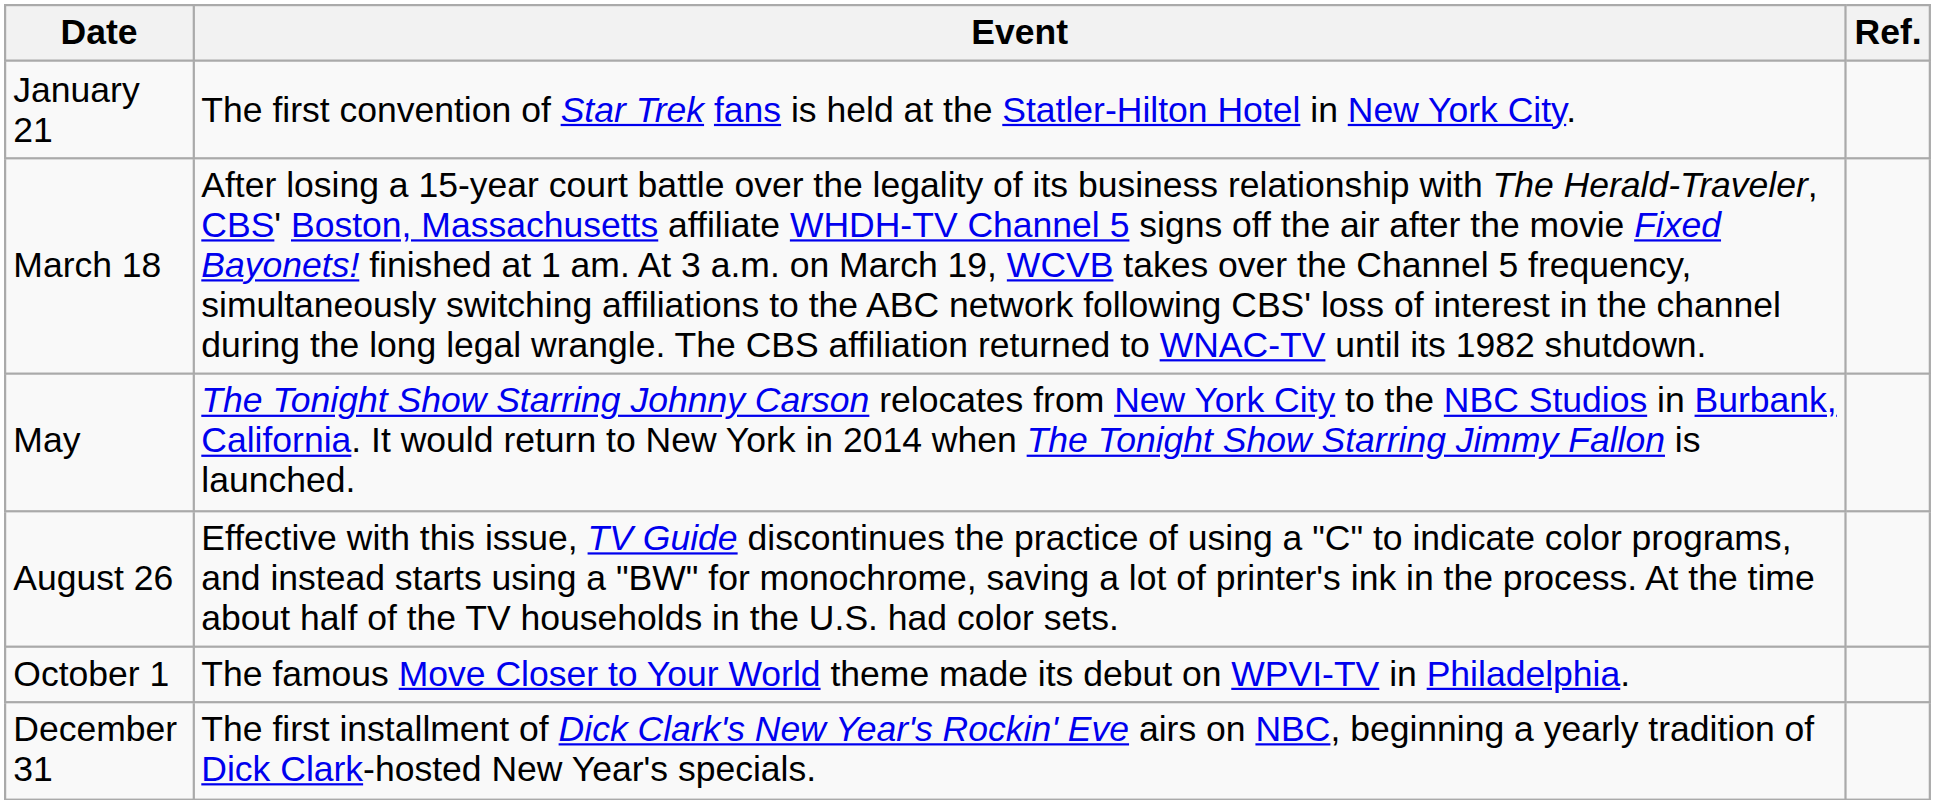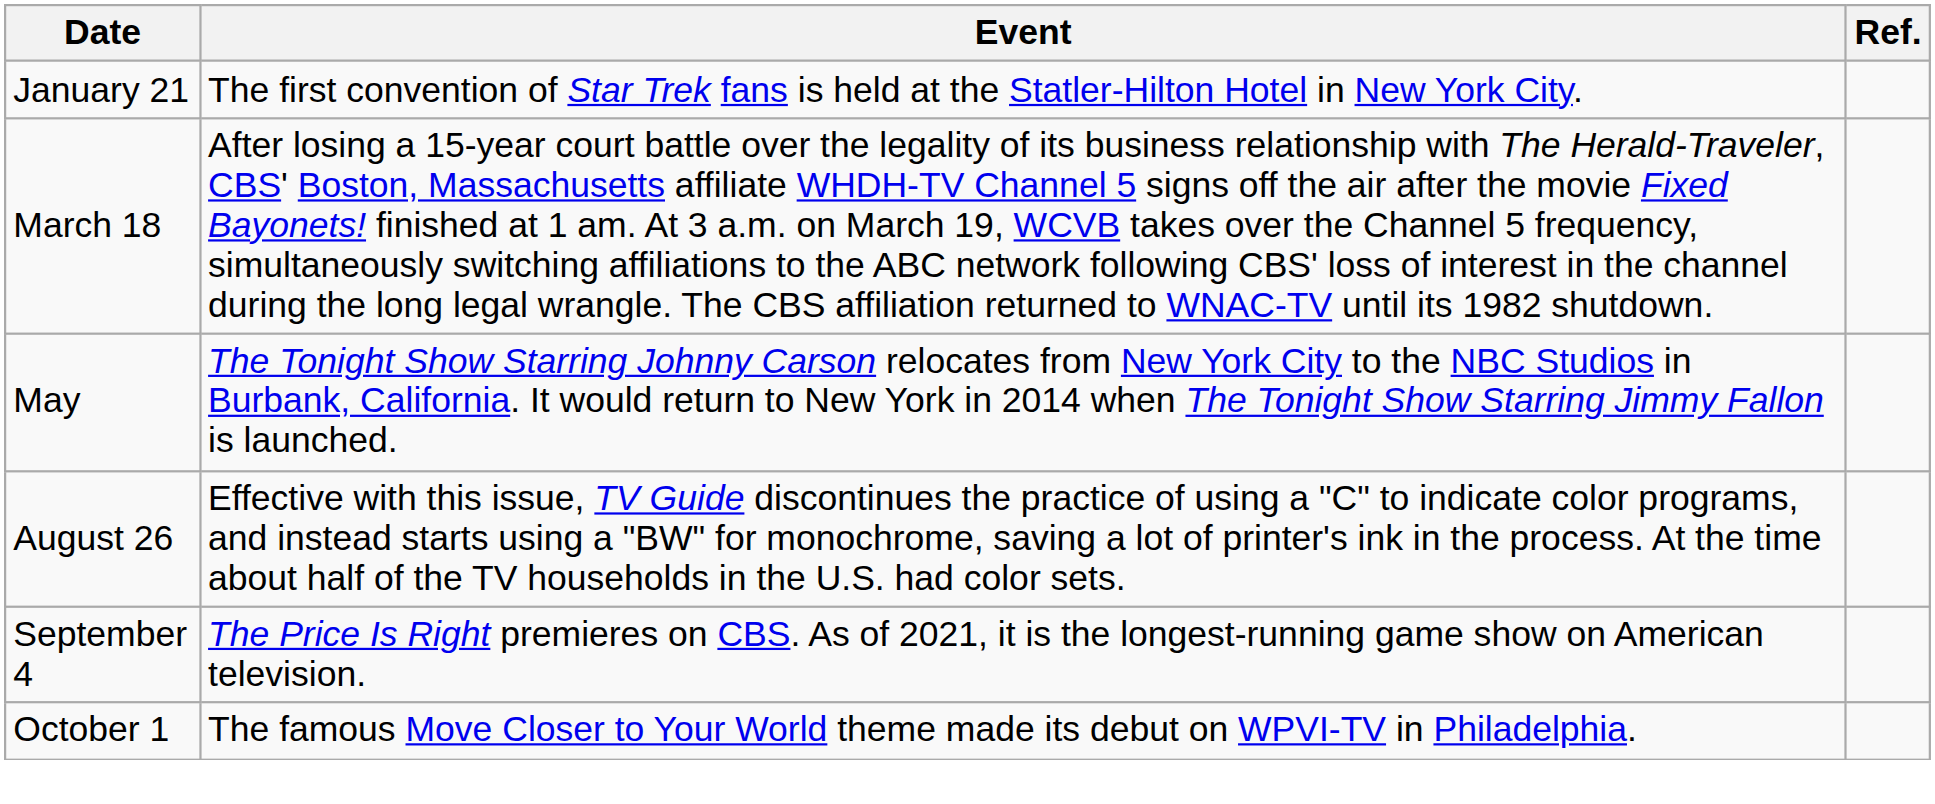+ row: (100, 653)
- row: (95, 750)
